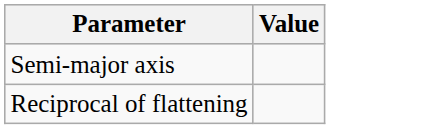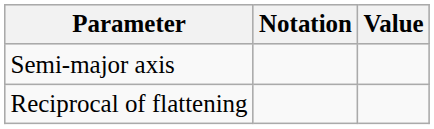+ column: (306, 24)
